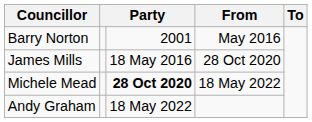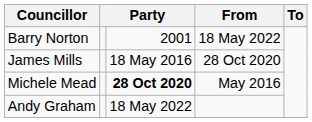(249, 38) May 2016 -> (240, 38) 18 May 2022
(240, 83) 18 May 2022 -> (249, 83) May 2016
